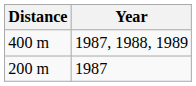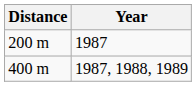rows swapped: (29, 68) <-> (29, 42)
